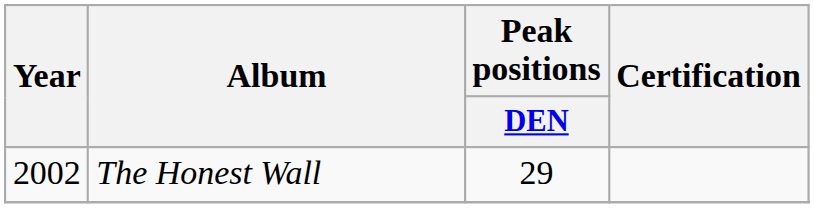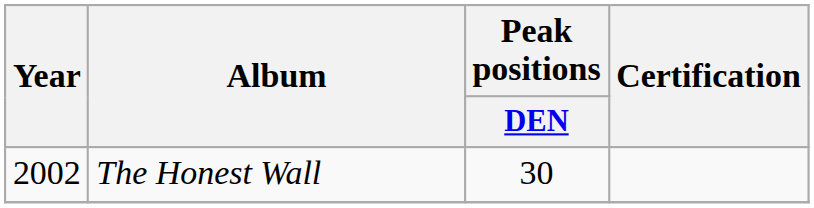(536, 173) 29 -> (536, 173) 30
